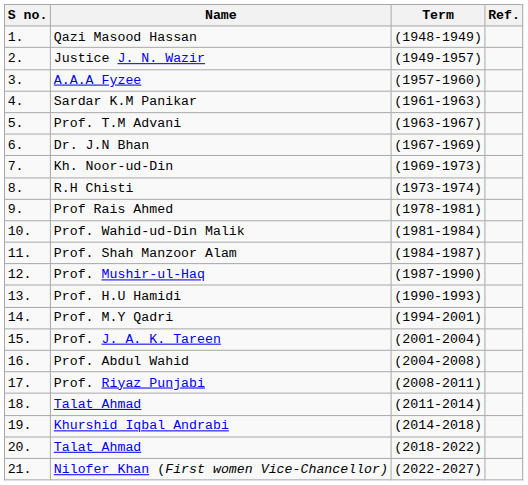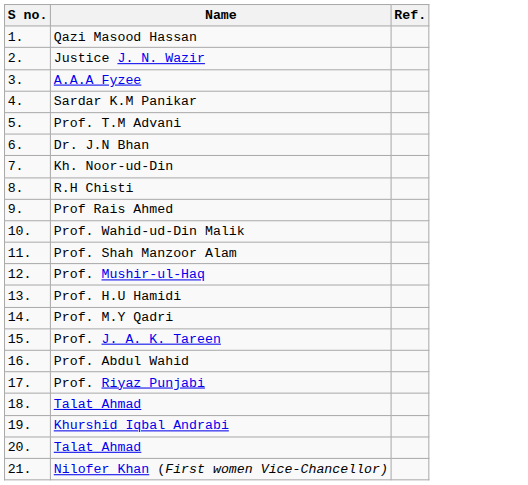- column: (438, 15)
